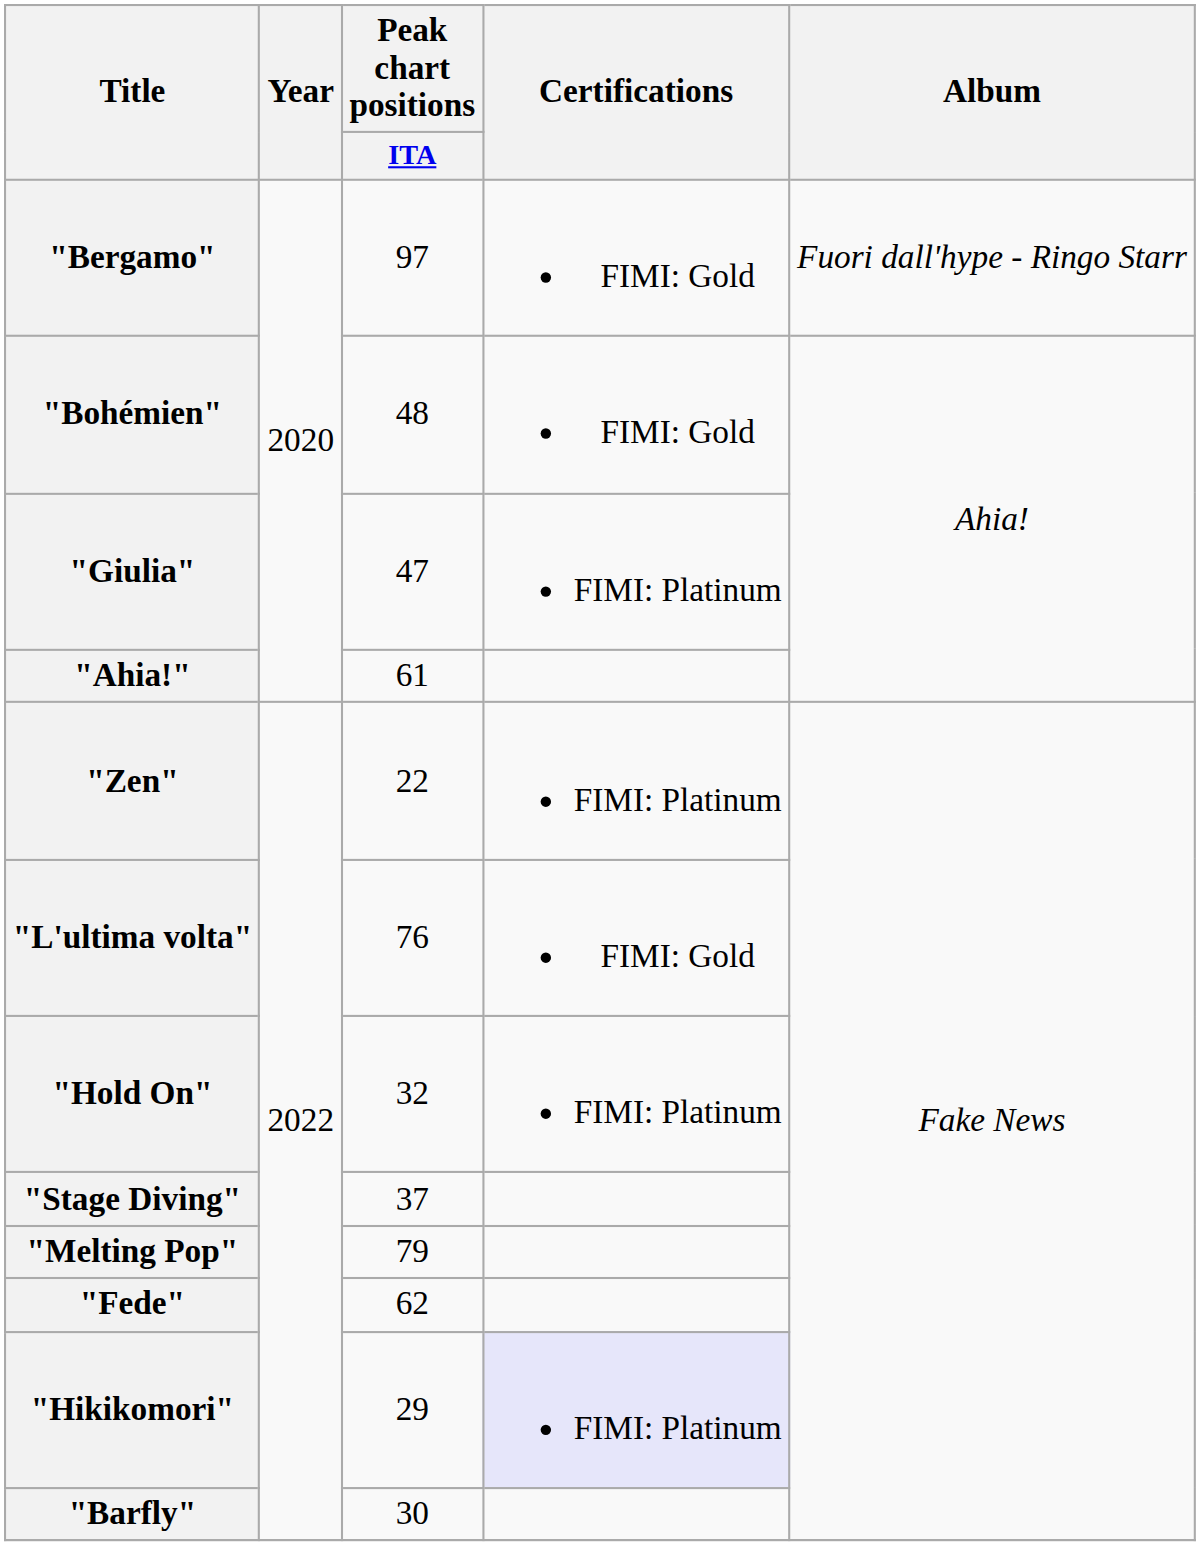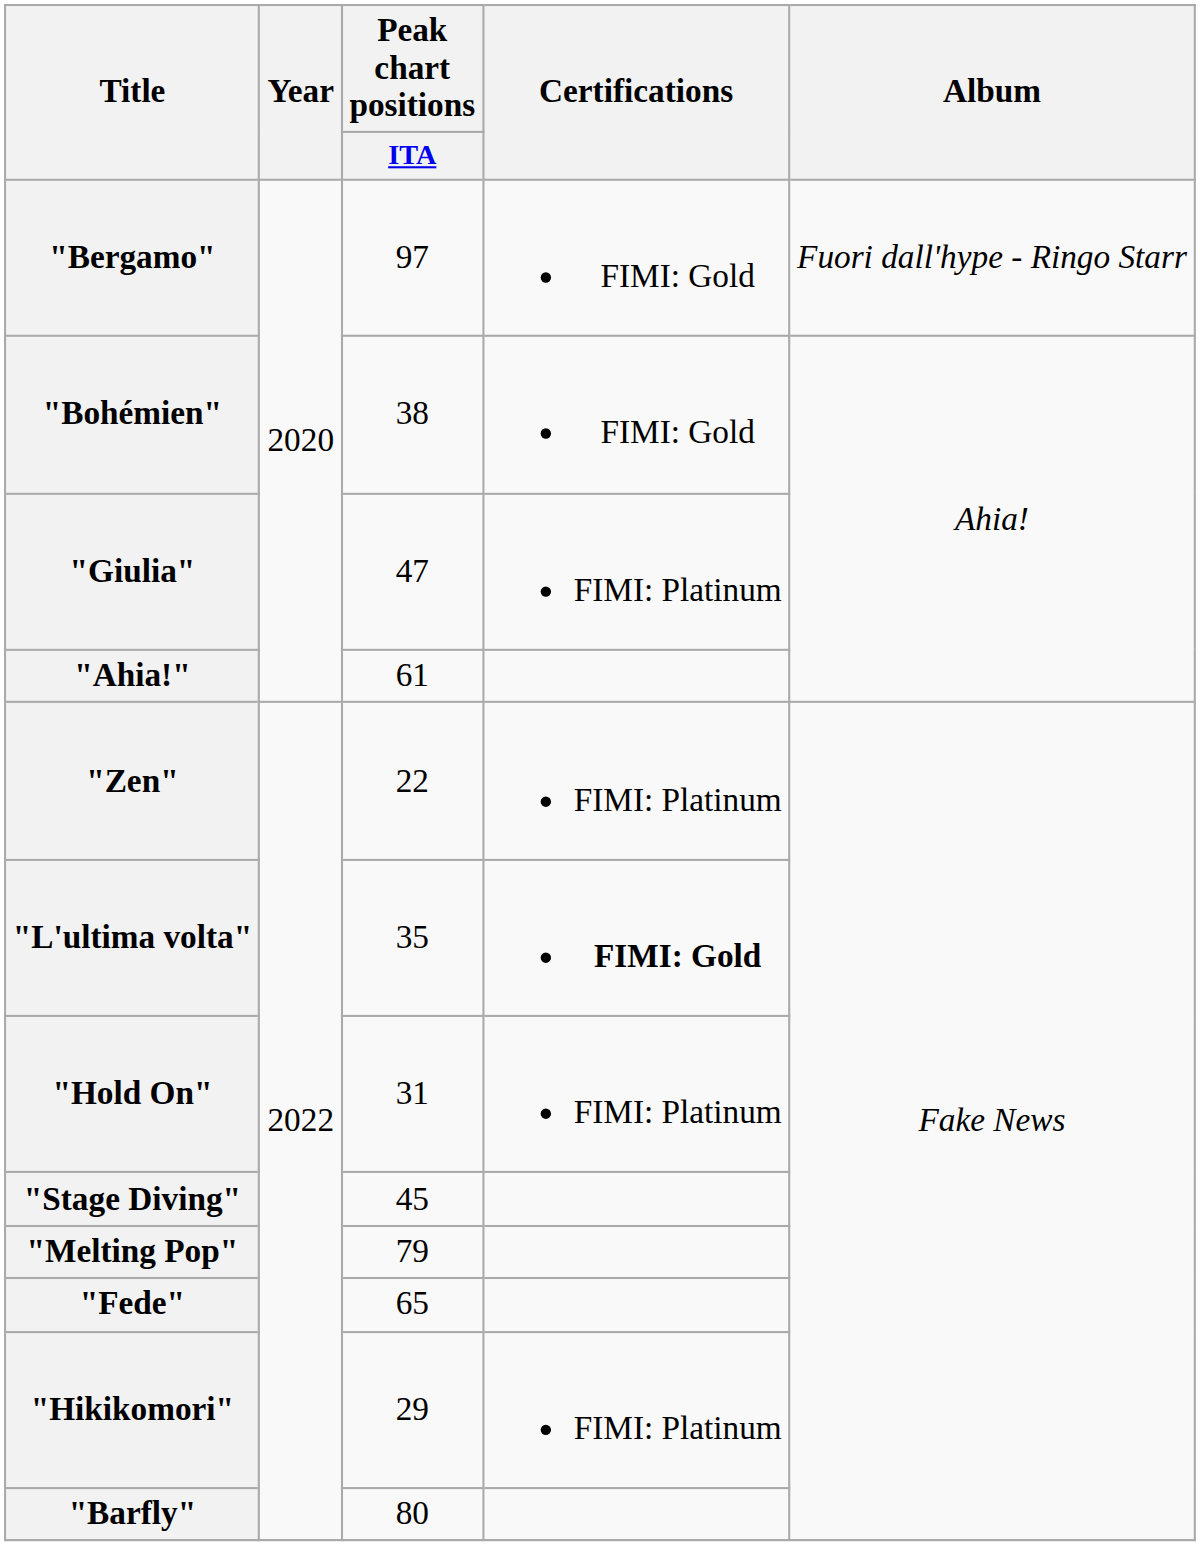(412, 413) 48 -> (412, 413) 38
(412, 937) 76 -> (412, 937) 35
(636, 956) normal -> (636, 956) bold
(412, 1093) 32 -> (412, 1093) 31
(412, 1198) 37 -> (412, 1198) 45
(412, 1304) 62 -> (412, 1304) 65
(636, 1428) lavender background -> (636, 1428) no background
(412, 1513) 30 -> (412, 1513) 80
